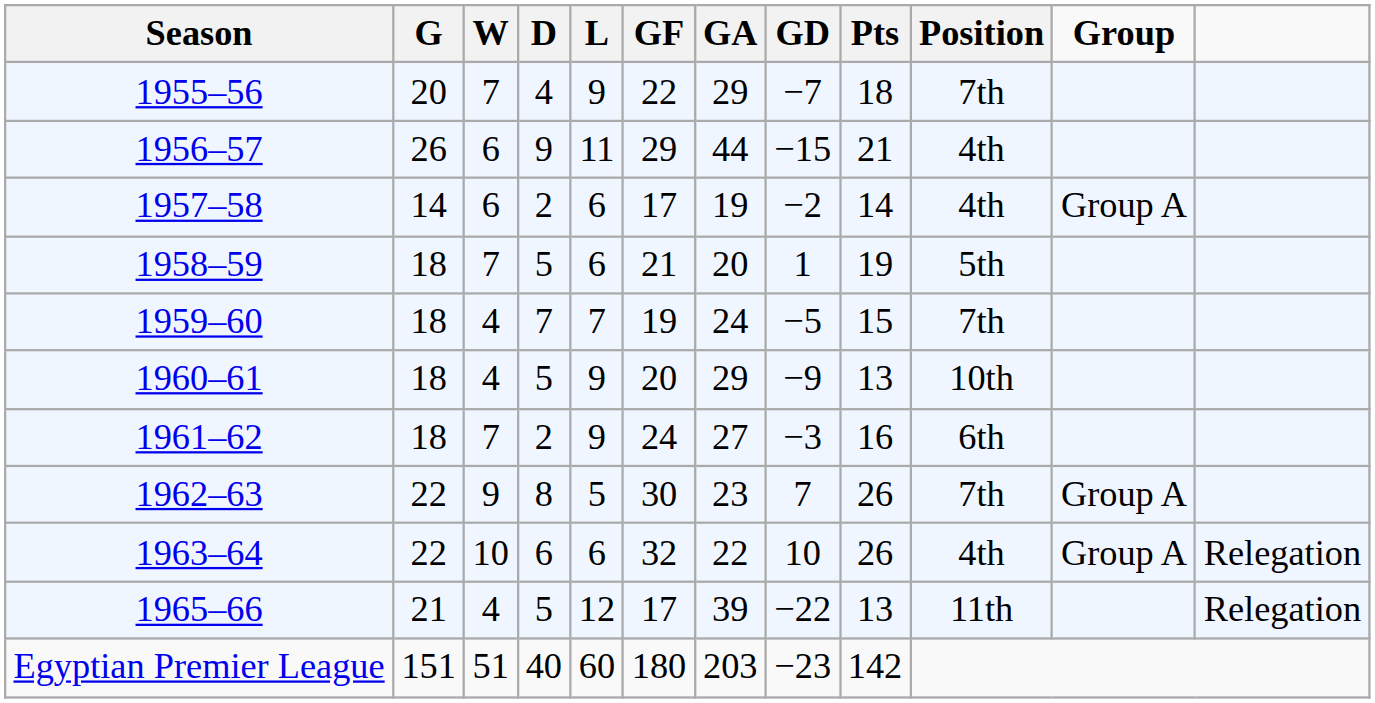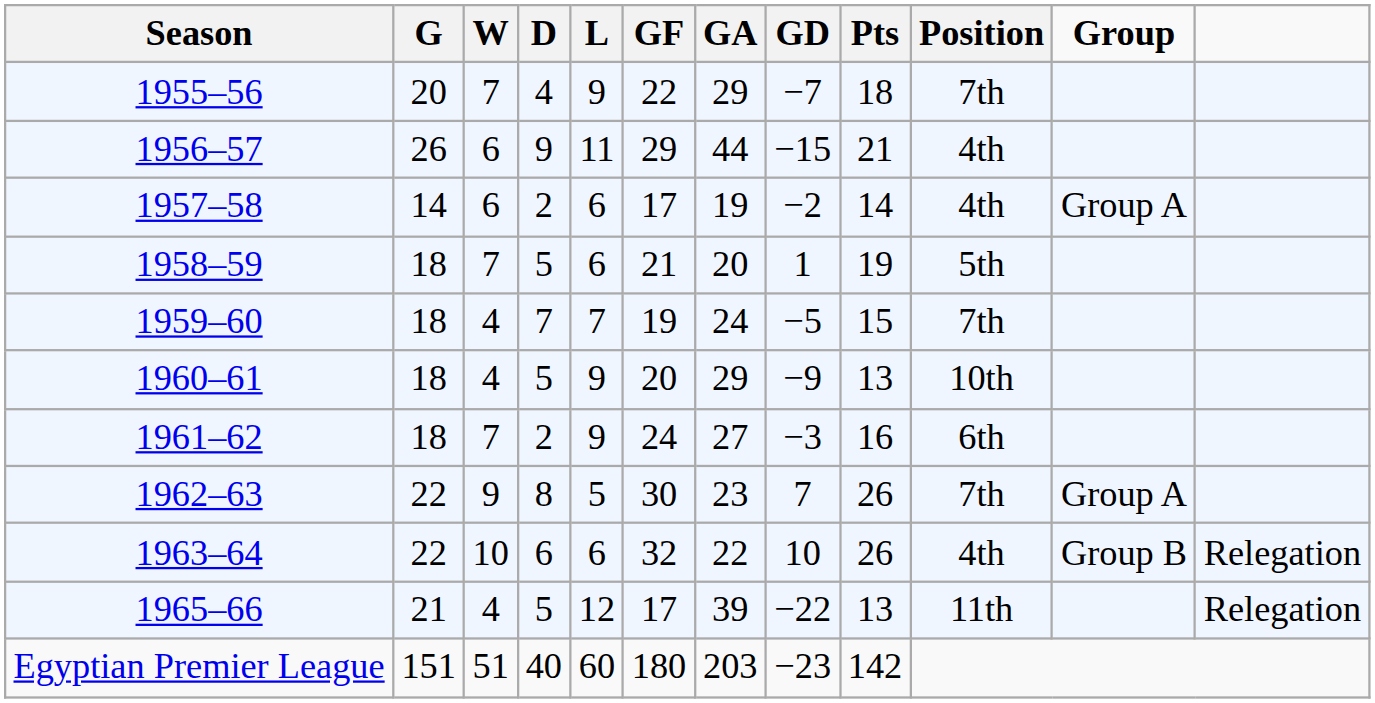(1124, 551) Group A -> (1124, 551) Group B
